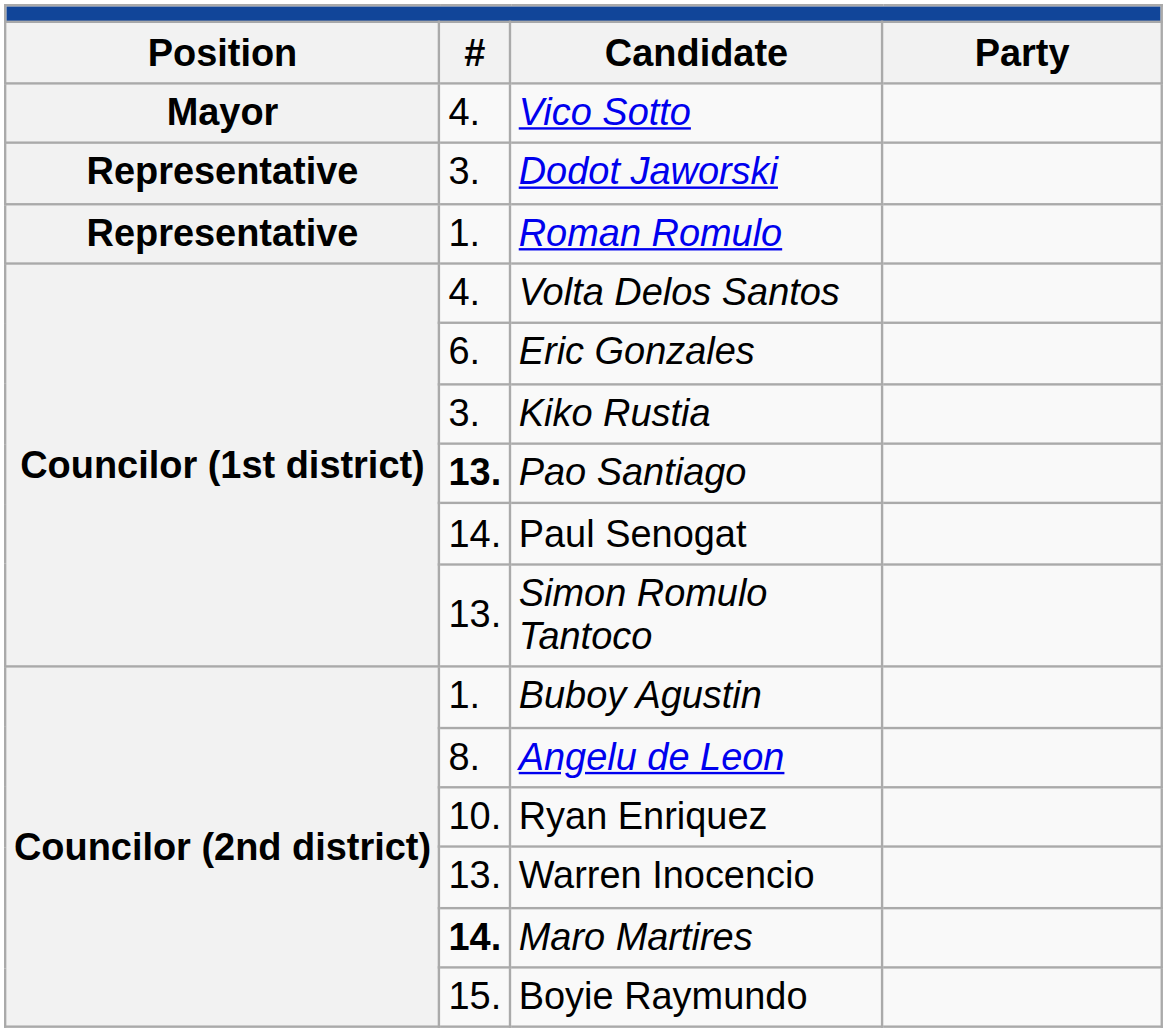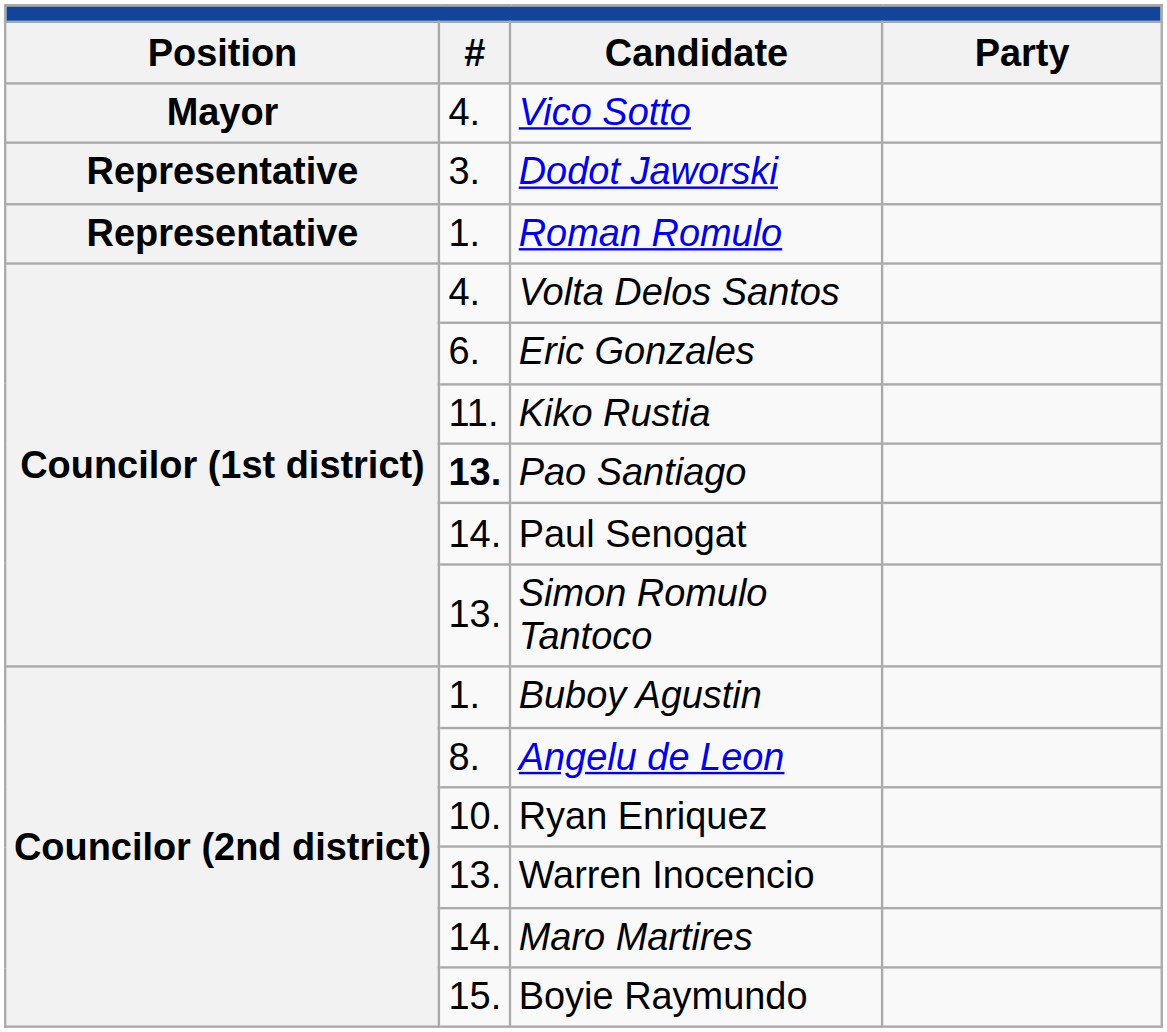(464, 412) 3. -> (473, 412) 11.
(475, 936) bold -> (475, 936) normal
